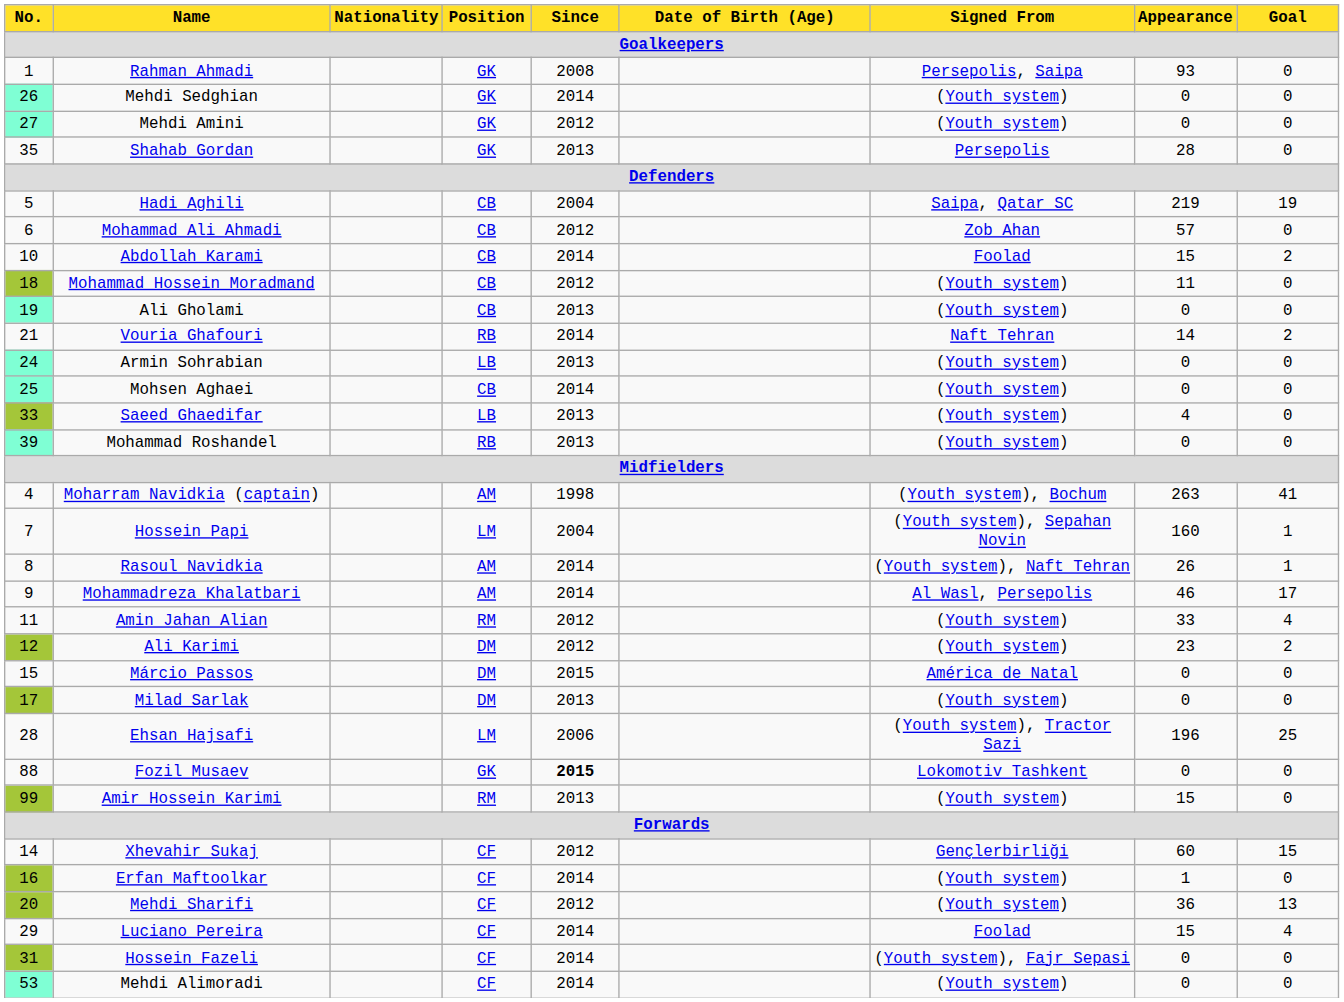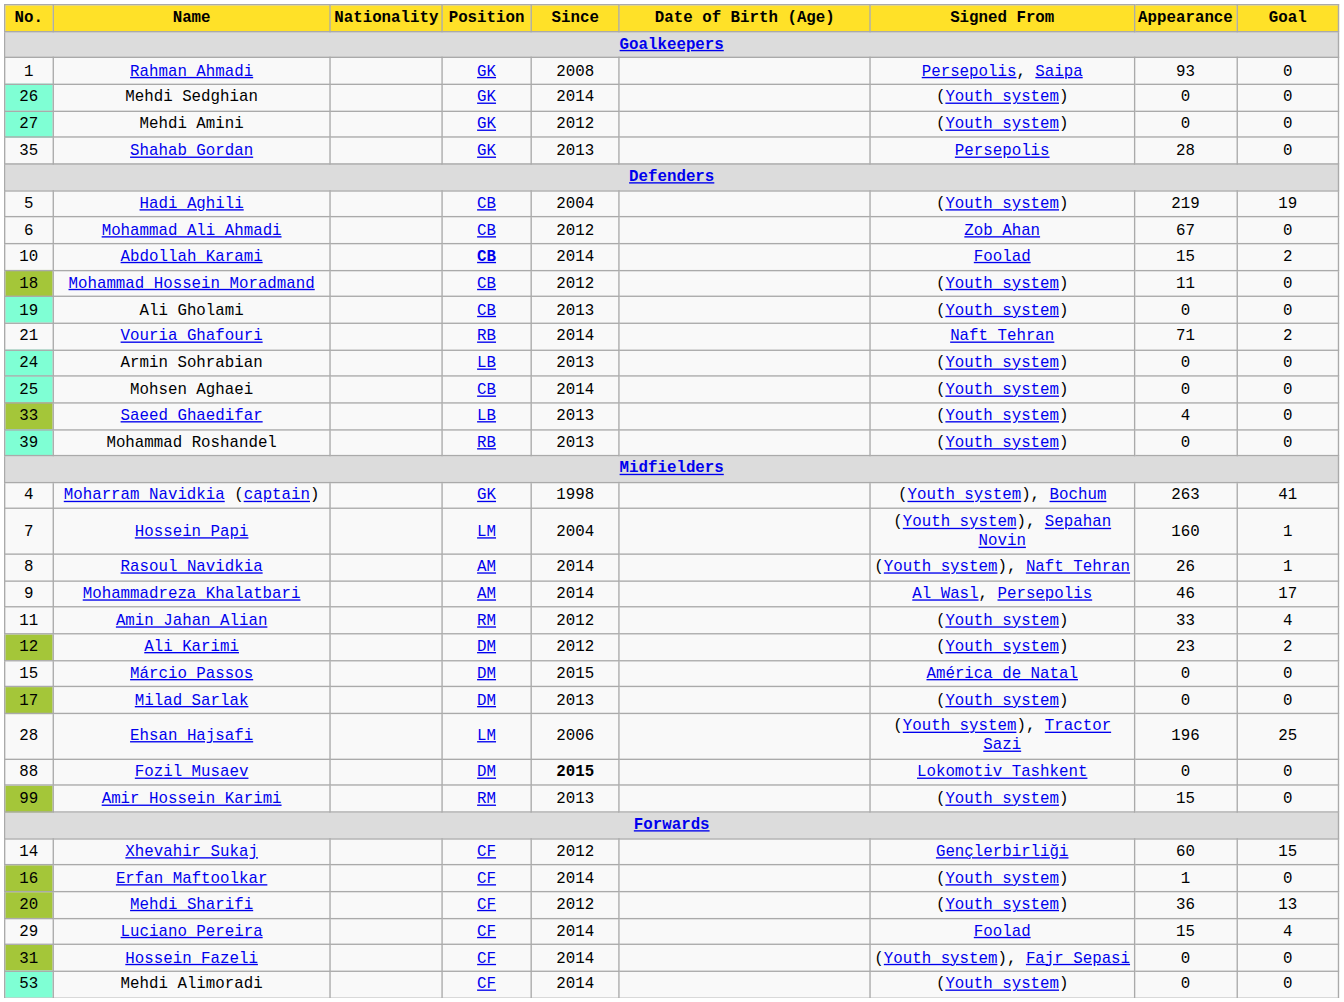(1002, 203) Saipa, Qatar SC -> (1002, 203) (Youth system)
(1185, 230) 57 -> (1185, 230) 67
(487, 256) normal -> (487, 256) bold
(1185, 336) 14 -> (1185, 336) 71
(487, 495) AM -> (487, 495) GK
(487, 772) GK -> (487, 772) DM
